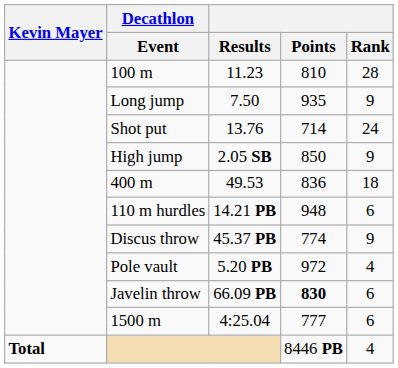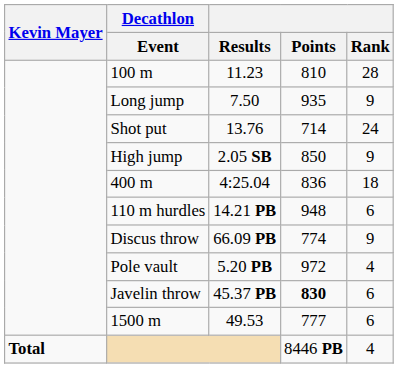(245, 183) 49.53 -> (245, 183) 4:25.04
(245, 239) 45.37 PB -> (245, 239) 66.09 PB
(245, 294) 66.09 PB -> (245, 294) 45.37 PB
(245, 321) 4:25.04 -> (245, 321) 49.53
